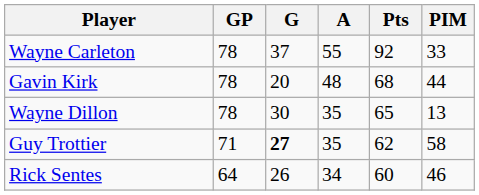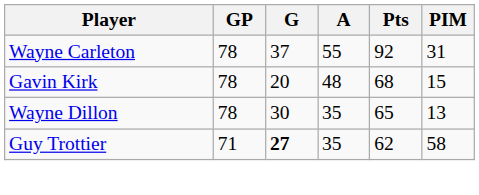(436, 50) 33 -> (436, 50) 31
(436, 81) 44 -> (436, 81) 15
- row: (55, 174)
